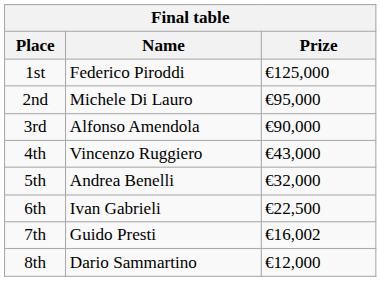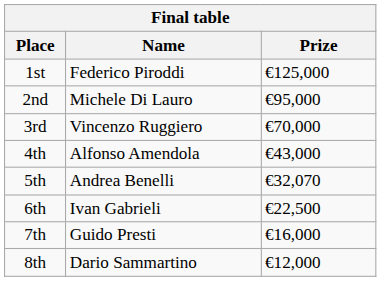(135, 126) Alfonso Amendola -> (136, 126) Vincenzo Ruggiero
(293, 126) €90,000 -> (293, 126) €70,000
(136, 153) Vincenzo Ruggiero -> (135, 153) Alfonso Amendola
(293, 180) €32,000 -> (293, 180) €32,070
(293, 235) €16,002 -> (293, 235) €16,000
